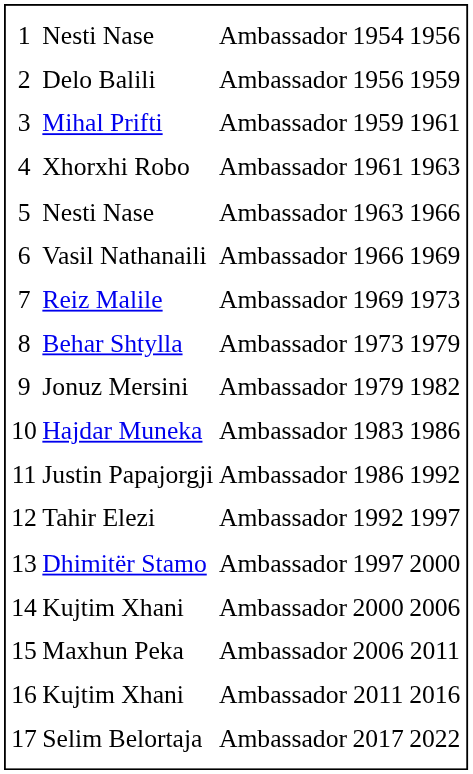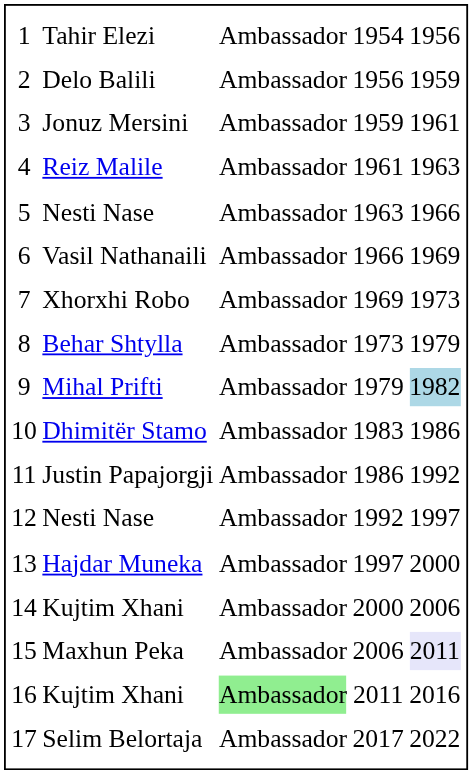(98, 35) Nesti Nase -> (99, 35) Tahir Elezi
(103, 123) Mihal Prifti -> (115, 123) Jonuz Mersini
(116, 167) Xhorxhi Robo -> (102, 167) Reiz Malile
(102, 298) Reiz Malile -> (116, 298) Xhorxhi Robo
(115, 386) Jonuz Mersini -> (103, 386) Mihal Prifti
(435, 386) no background -> (435, 386) lightblue background
(122, 430) Hajdar Muneka -> (125, 430) Dhimitër Stamo
(99, 518) Tahir Elezi -> (98, 518) Nesti Nase
(125, 562) Dhimitër Stamo -> (122, 562) Hajdar Muneka
(435, 650) no background -> (435, 650) lavender background
(283, 694) no background -> (283, 694) lightgreen background
